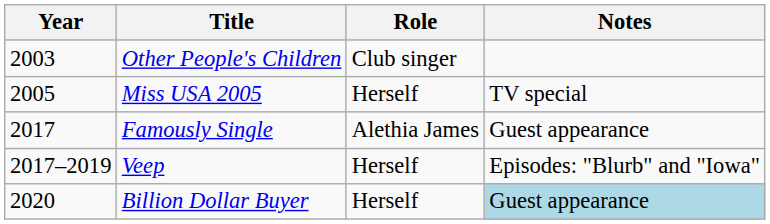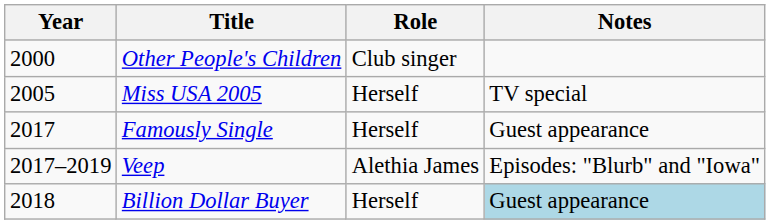(32, 58) 2003 -> (32, 58) 2000
(415, 129) Alethia James -> (385, 129) Herself
(385, 165) Herself -> (415, 165) Alethia James
(32, 201) 2020 -> (32, 201) 2018
